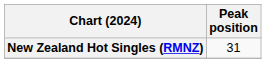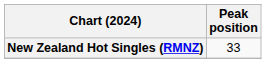(234, 48) 31 -> (234, 48) 33
